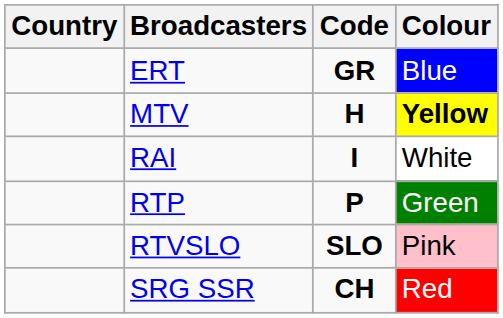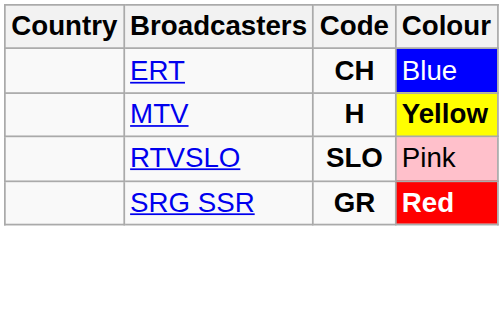(354, 70) GR -> (354, 70) CH
- row: (153, 158)
- row: (158, 202)
(354, 289) CH -> (354, 202) GR
(427, 289) normal -> (428, 202) bold
